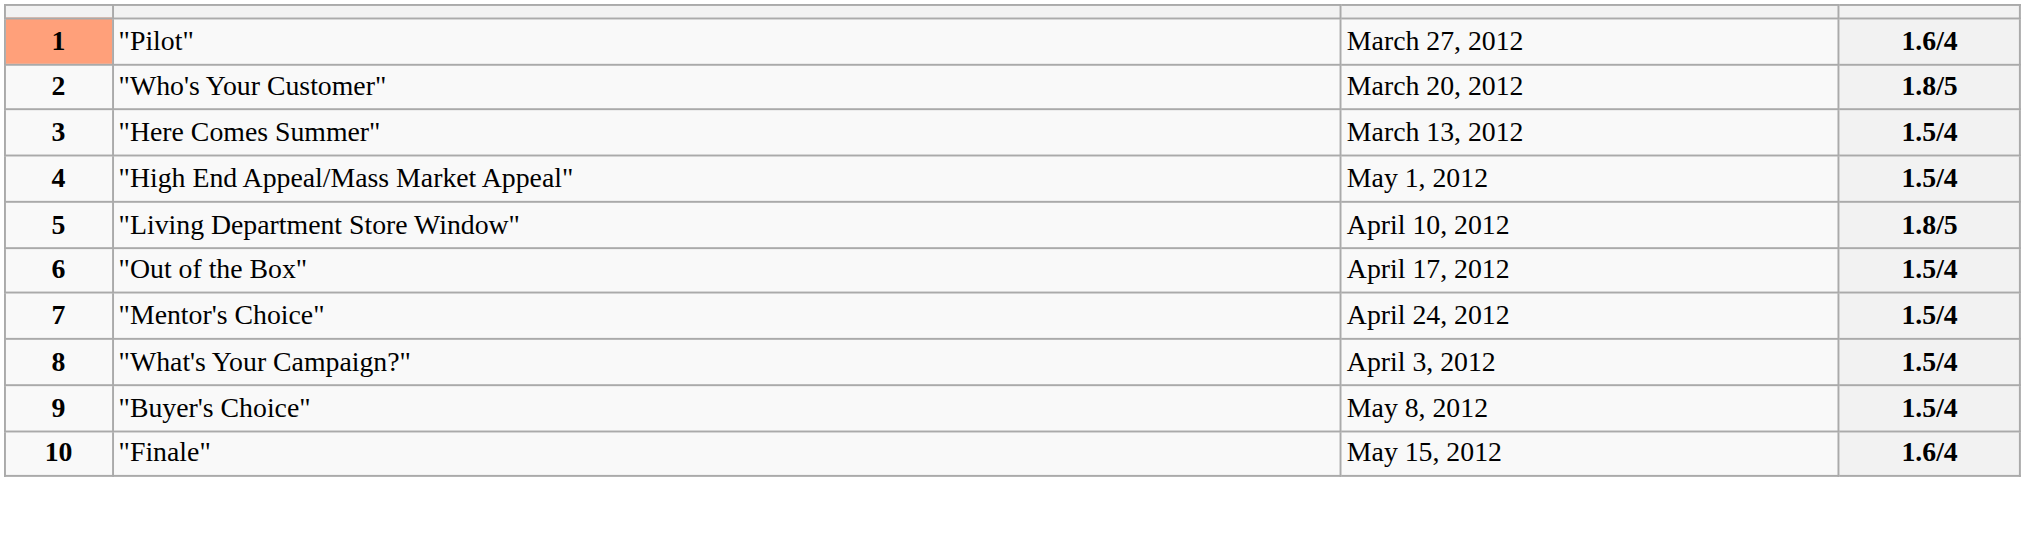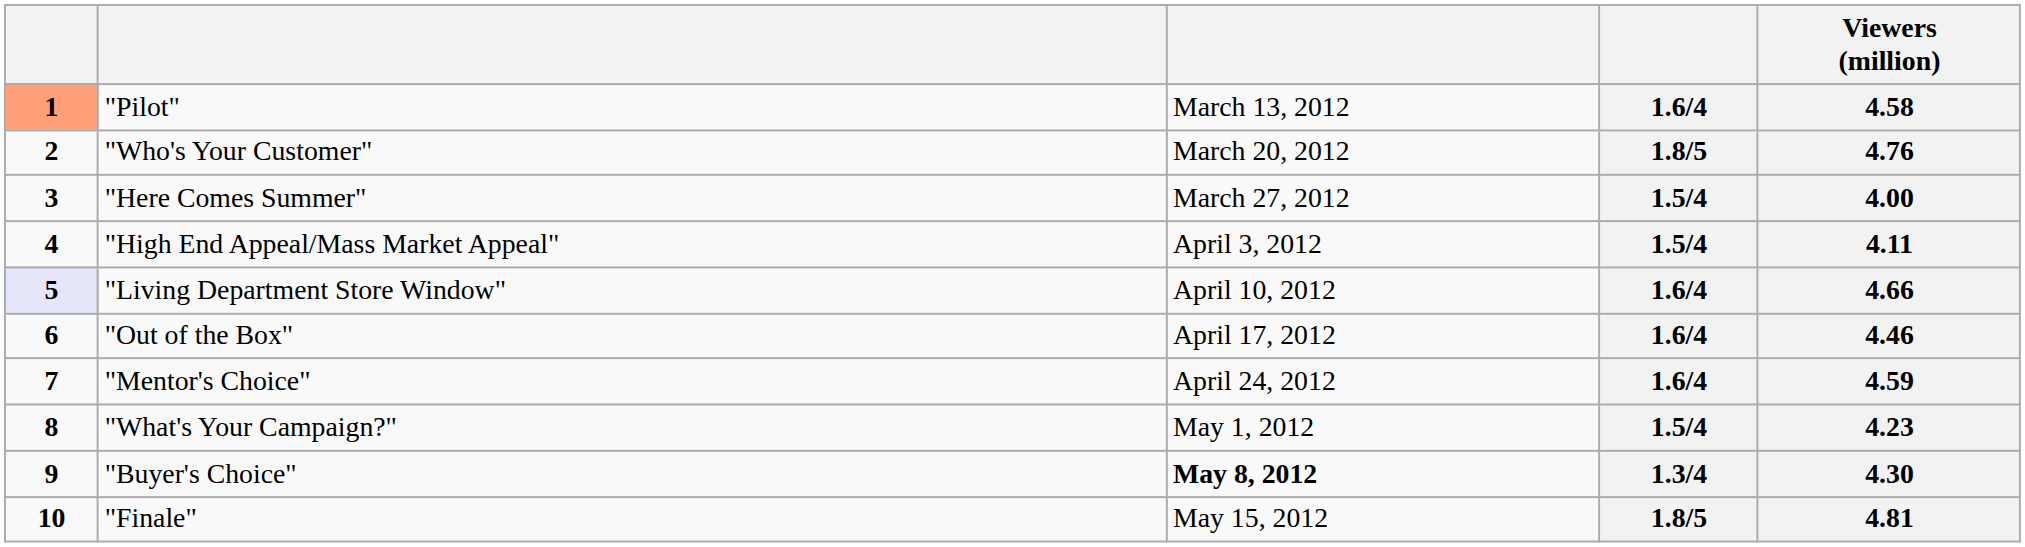+ column: (1889, 44)
(1435, 40) March 27, 2012 -> (1261, 106) March 13, 2012
(1435, 132) March 13, 2012 -> (1261, 198) March 27, 2012
(1417, 178) May 1, 2012 -> (1247, 243) April 3, 2012
(59, 224) no background -> (52, 289) lavender background
(1930, 224) 1.8/5 -> (1679, 289) 1.6/4
(1930, 270) 1.5/4 -> (1679, 335) 1.6/4
(1930, 315) 1.5/4 -> (1679, 381) 1.6/4
(1421, 361) April 3, 2012 -> (1244, 427) May 1, 2012
(1417, 407) normal -> (1245, 473) bold
(1930, 407) 1.5/4 -> (1679, 473) 1.3/4
(1930, 453) 1.6/4 -> (1679, 518) 1.8/5
